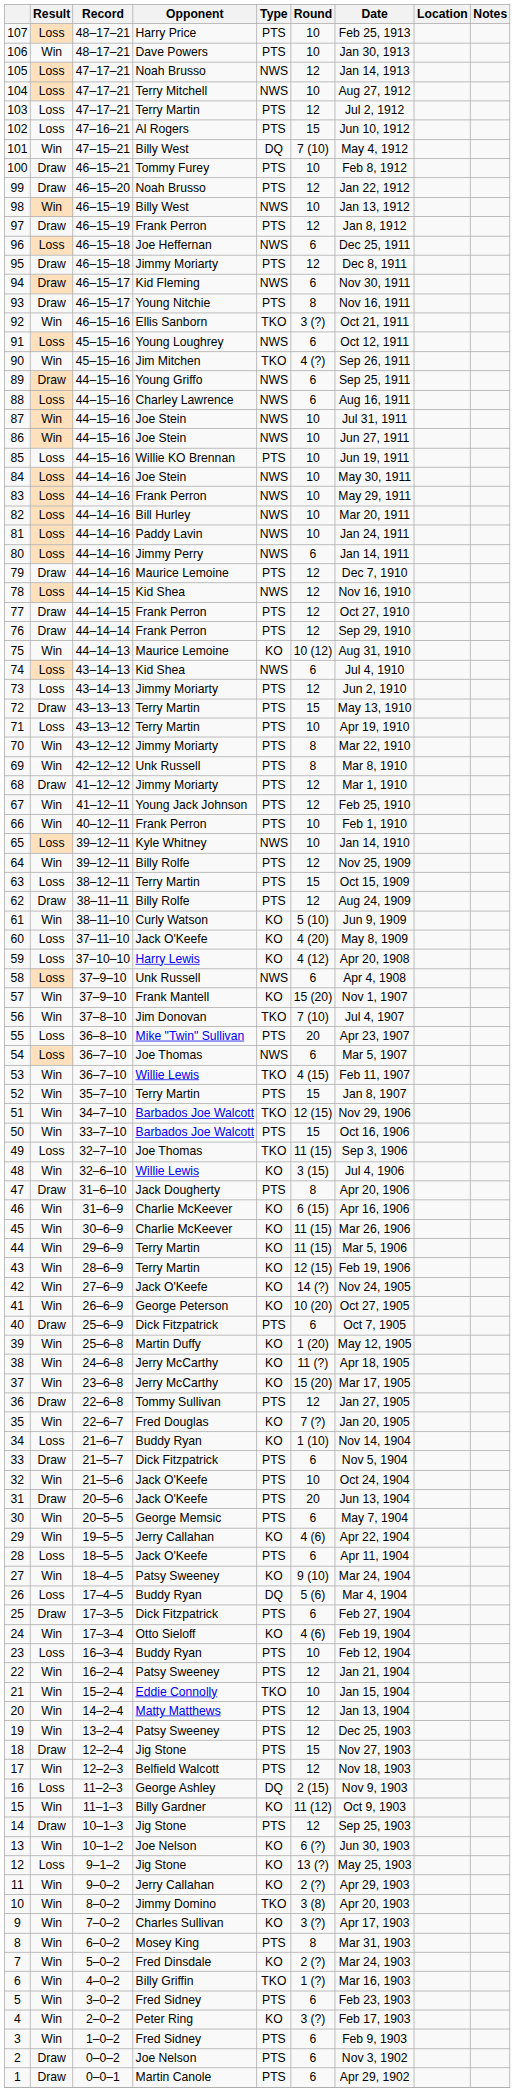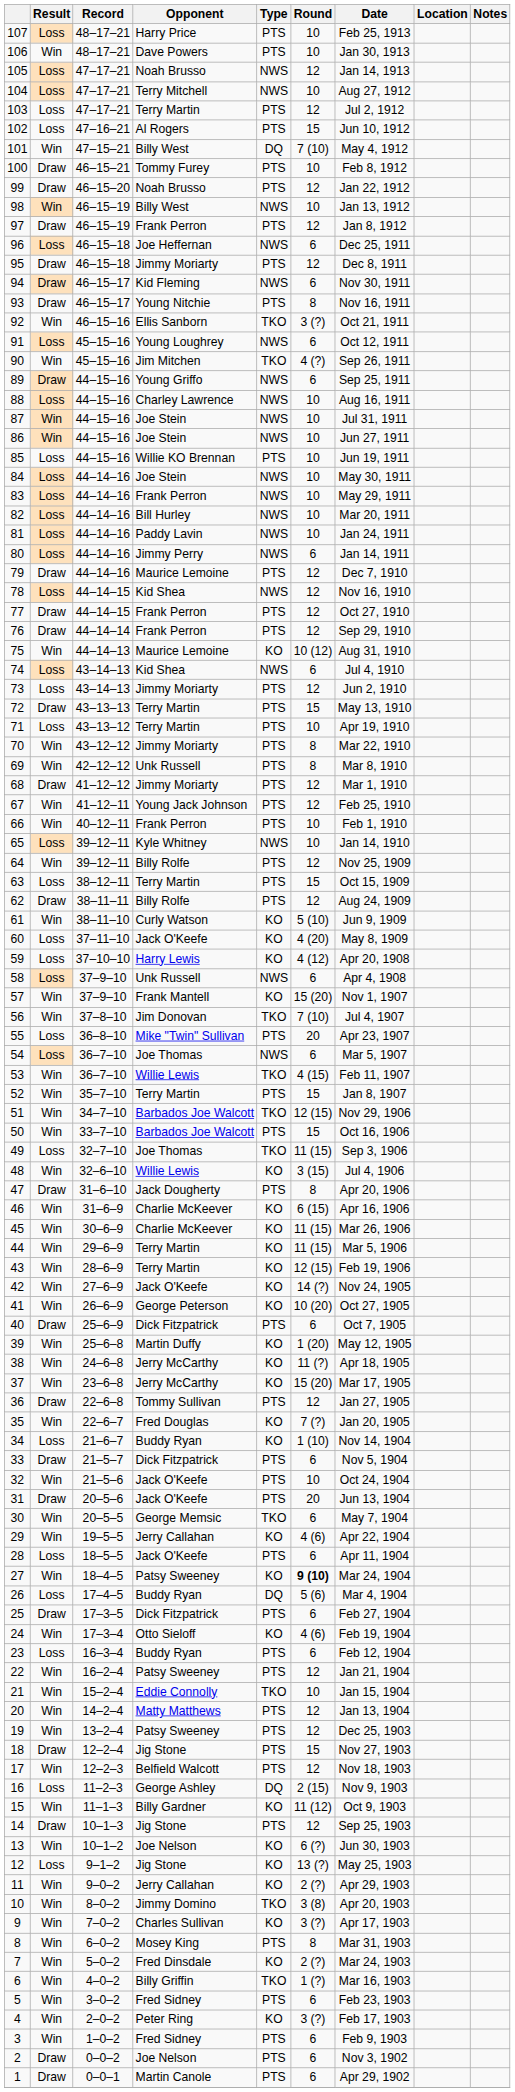(313, 399) 6 -> (313, 399) 10
(274, 1518) PTS -> (274, 1518) TKO
(313, 1576) normal -> (313, 1576) bold
(313, 1653) 10 -> (313, 1653) 6
